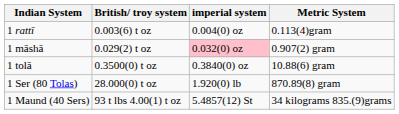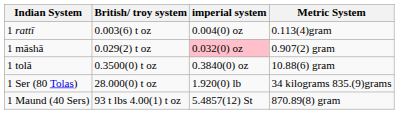(306, 83) 870.89(8) gram -> (332, 83) 34 kilograms 835.(9)grams
(332, 100) 34 kilograms 835.(9)grams -> (306, 100) 870.89(8) gram
